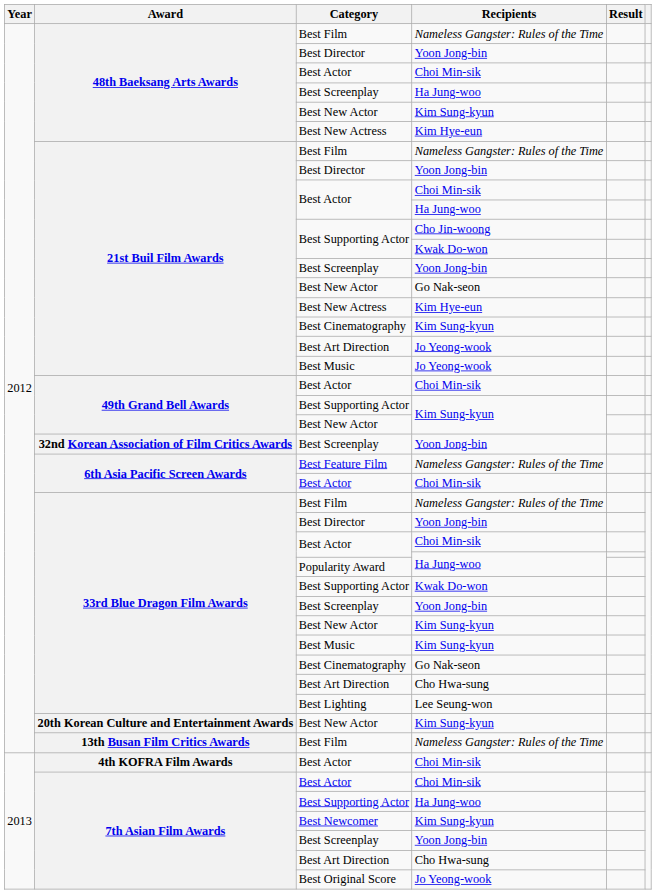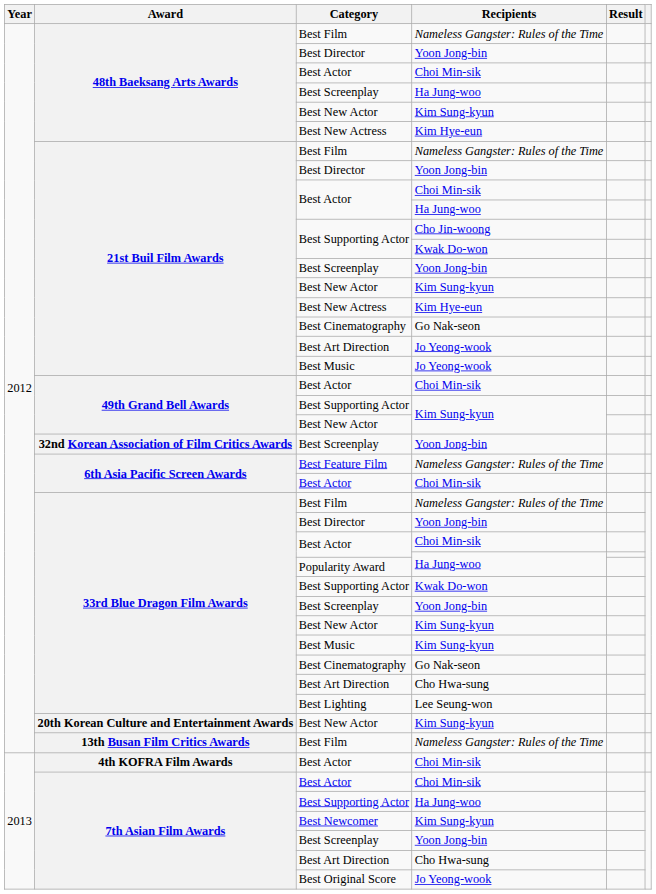(447, 287) Go Nak-seon -> (454, 287) Kim Sung-kyun
(454, 326) Kim Sung-kyun -> (447, 326) Go Nak-seon
